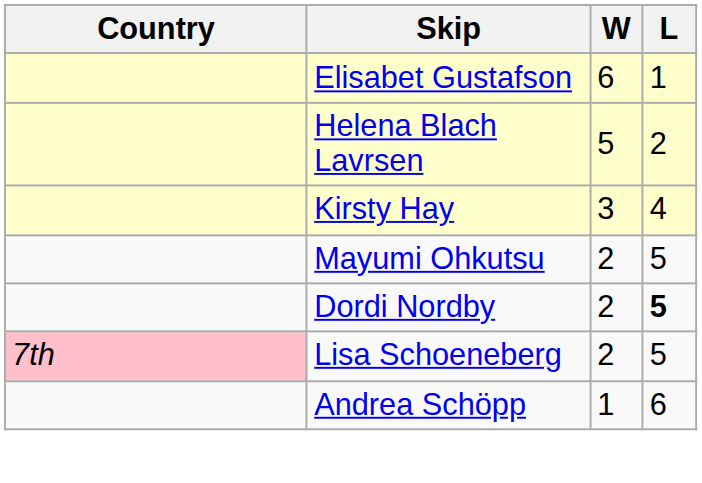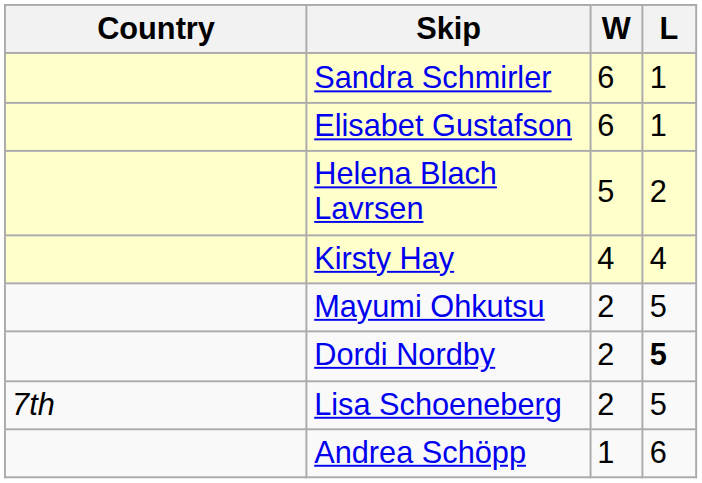+ row: (433, 77)
(606, 209) 3 -> (606, 258) 4
(33, 355) pink background -> (33, 404) no background
